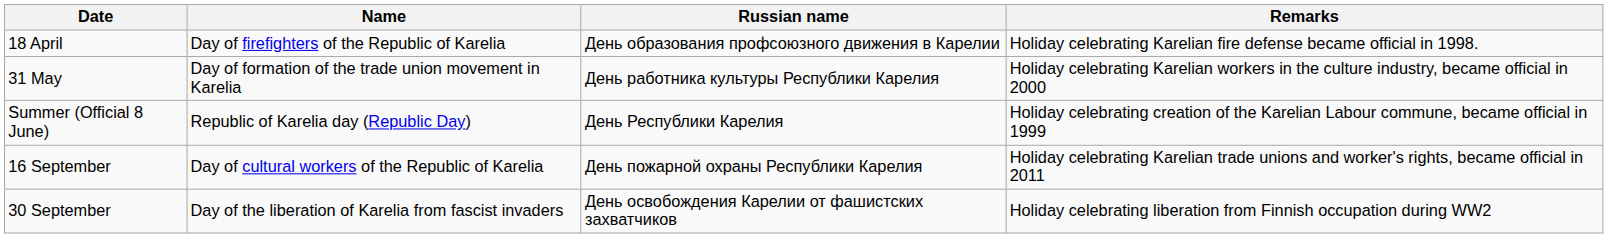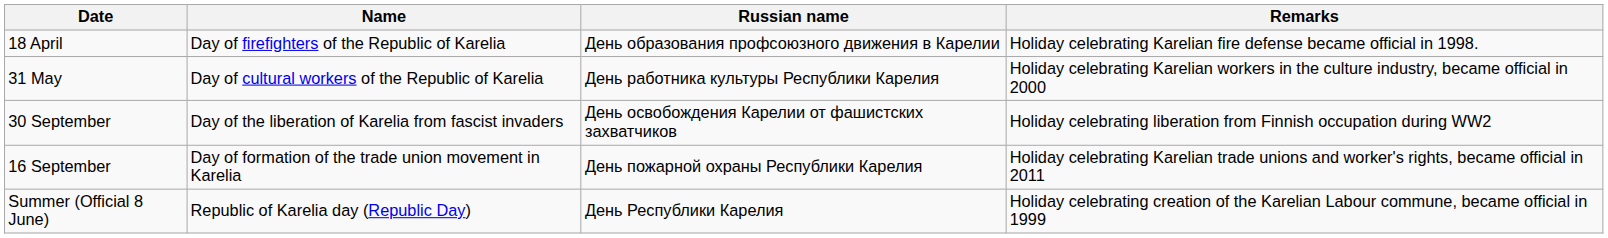(365, 78) Day of formation of the trade union movement in Karelia -> (367, 78) Day of cultural workers of the Republic of Karelia
rows swapped: (76, 122) <-> (60, 211)
(367, 166) Day of cultural workers of the Republic of Karelia -> (365, 166) Day of formation of the trade union movement in Karelia
